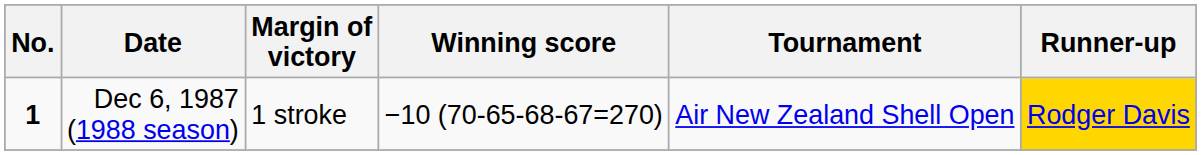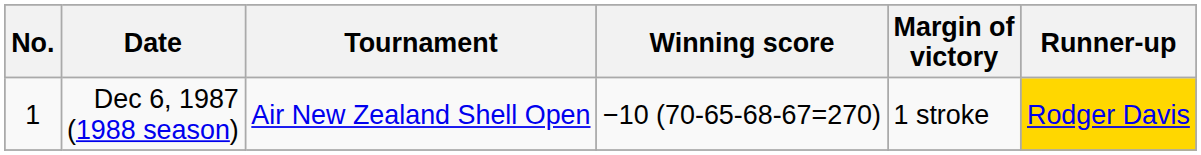columns swapped: (845, 41) <-> (312, 41)
(33, 114) bold -> (33, 114) normal
